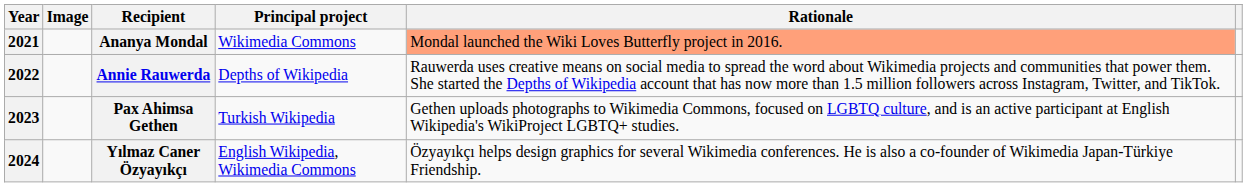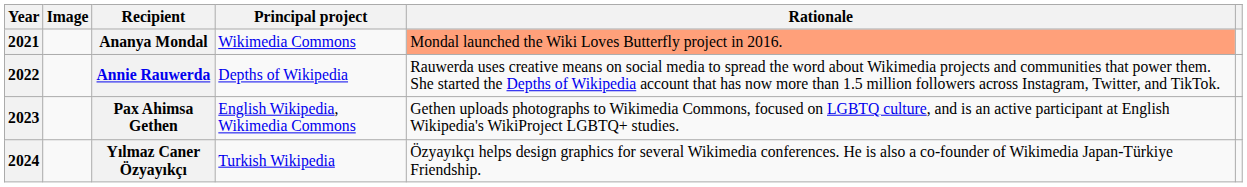(277, 117) Turkish Wikipedia -> (287, 117) English Wikipedia, Wikimedia Commons
(287, 160) English Wikipedia, Wikimedia Commons -> (277, 160) Turkish Wikipedia
